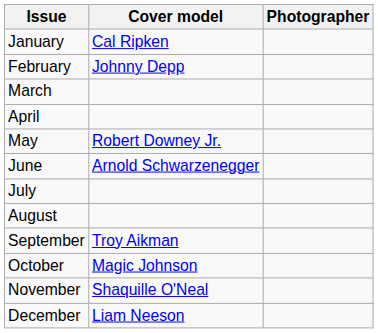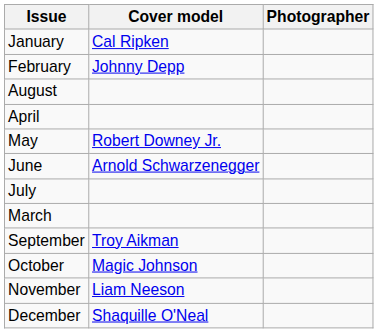rows swapped: (30, 91) <-> (33, 215)
(150, 290) Shaquille O'Neal -> (138, 290) Liam Neeson
(138, 315) Liam Neeson -> (150, 315) Shaquille O'Neal
